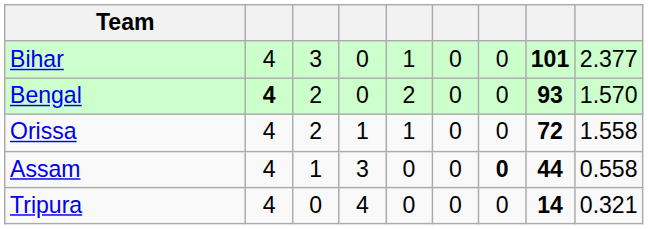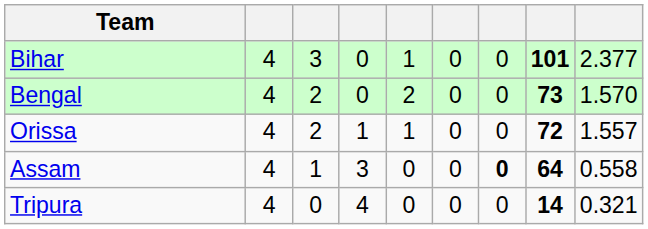(269, 95) bold -> (269, 95) normal
(550, 95) 93 -> (550, 95) 73
(609, 132) 1.558 -> (609, 132) 1.557
(550, 168) 44 -> (550, 168) 64
